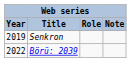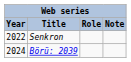(16, 38) 2019 -> (16, 38) 2022
(16, 51) 2022 -> (16, 51) 2024
